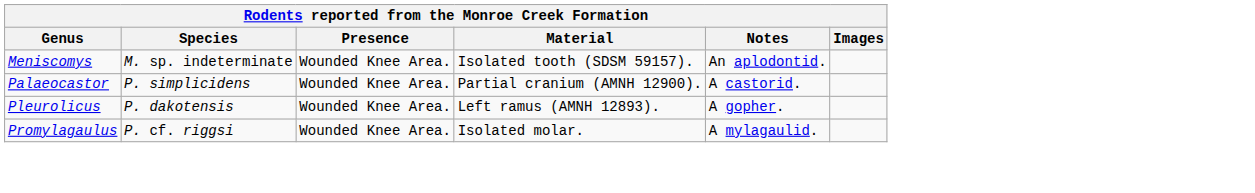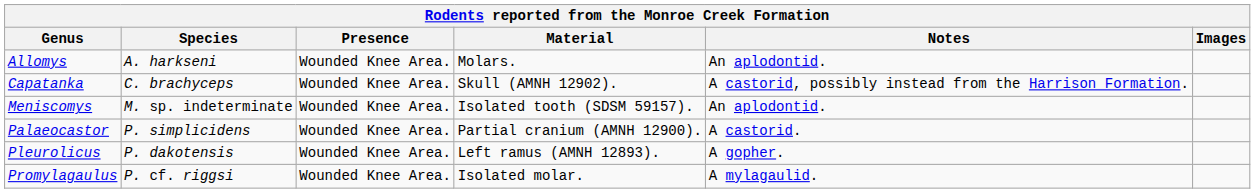+ row: (37, 62)
+ row: (46, 85)
